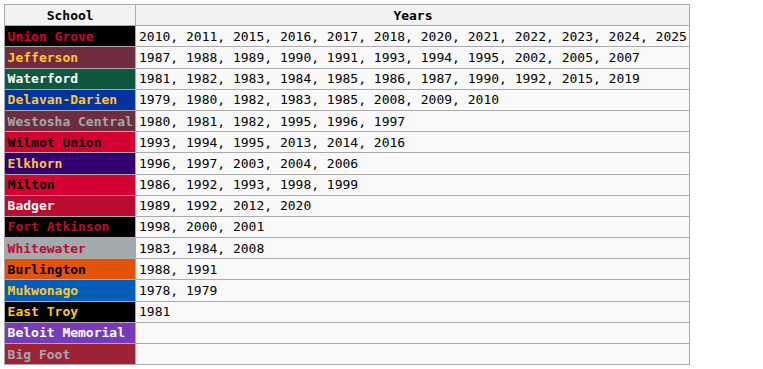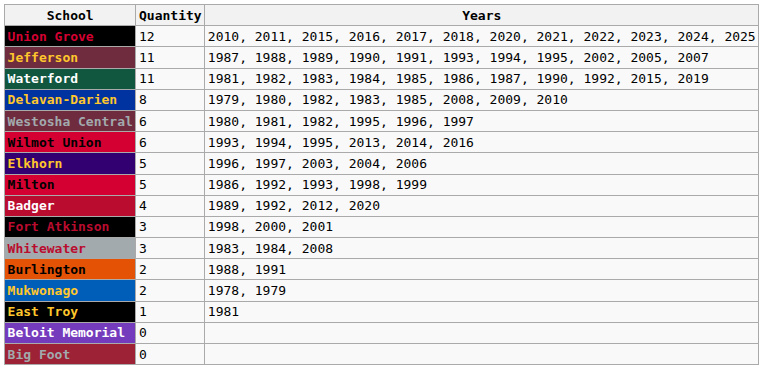+ column: (170, 15)
